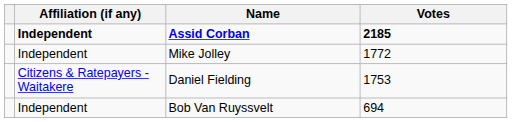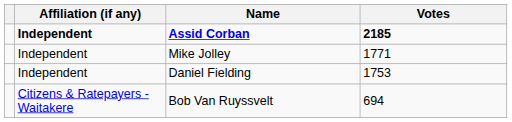(377, 53) 1772 -> (377, 53) 1771
(83, 80) Citizens & Ratepayers - Waitakere -> (52, 73) Independent
(52, 107) Independent -> (83, 100) Citizens & Ratepayers - Waitakere
